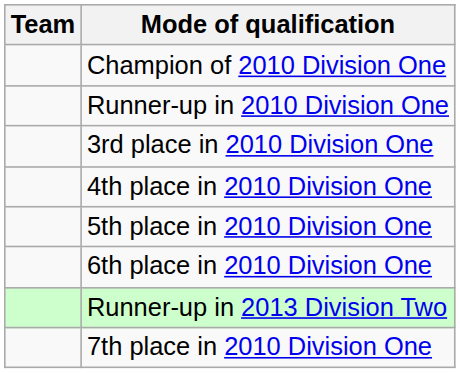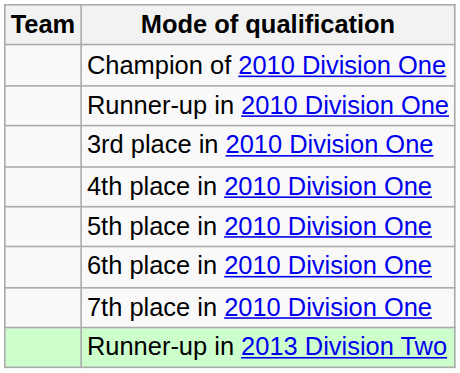rows swapped: (259, 347) <-> (267, 307)
